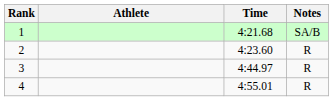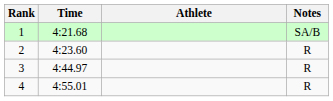columns swapped: (131, 13) <-> (255, 13)
